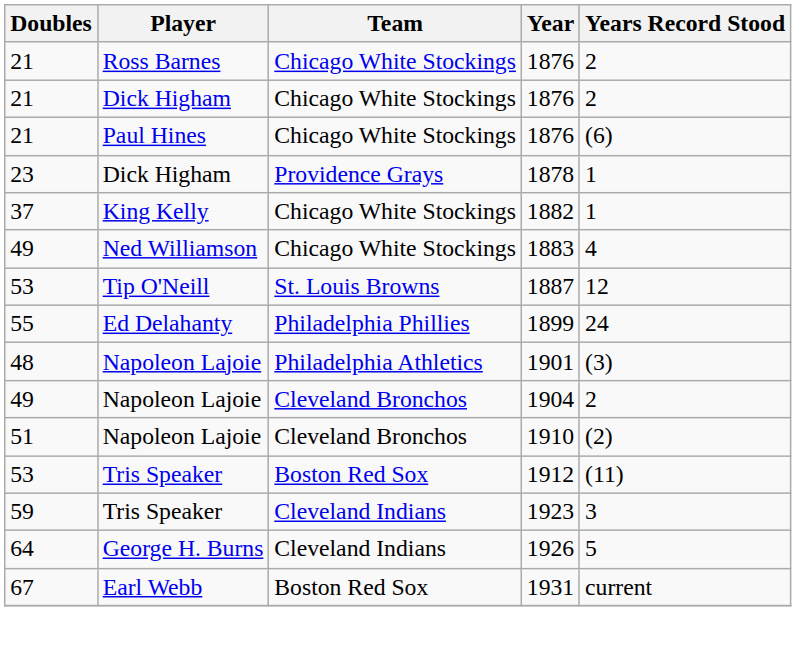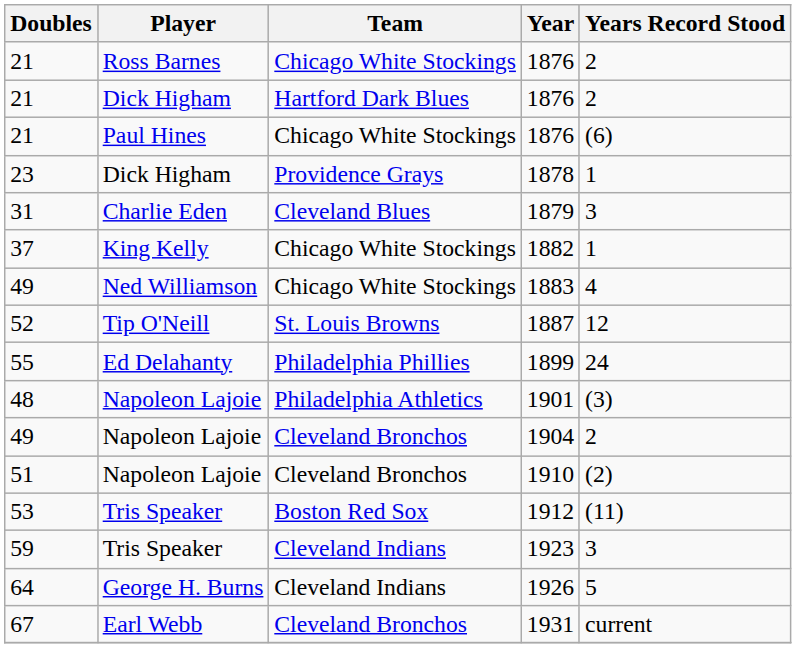(395, 98) Chicago White Stockings -> (372, 98) Hartford Dark Blues
+ row: (165, 211)
(22, 286) 53 -> (22, 323) 52
(351, 586) Boston Red Sox -> (371, 624) Cleveland Bronchos
